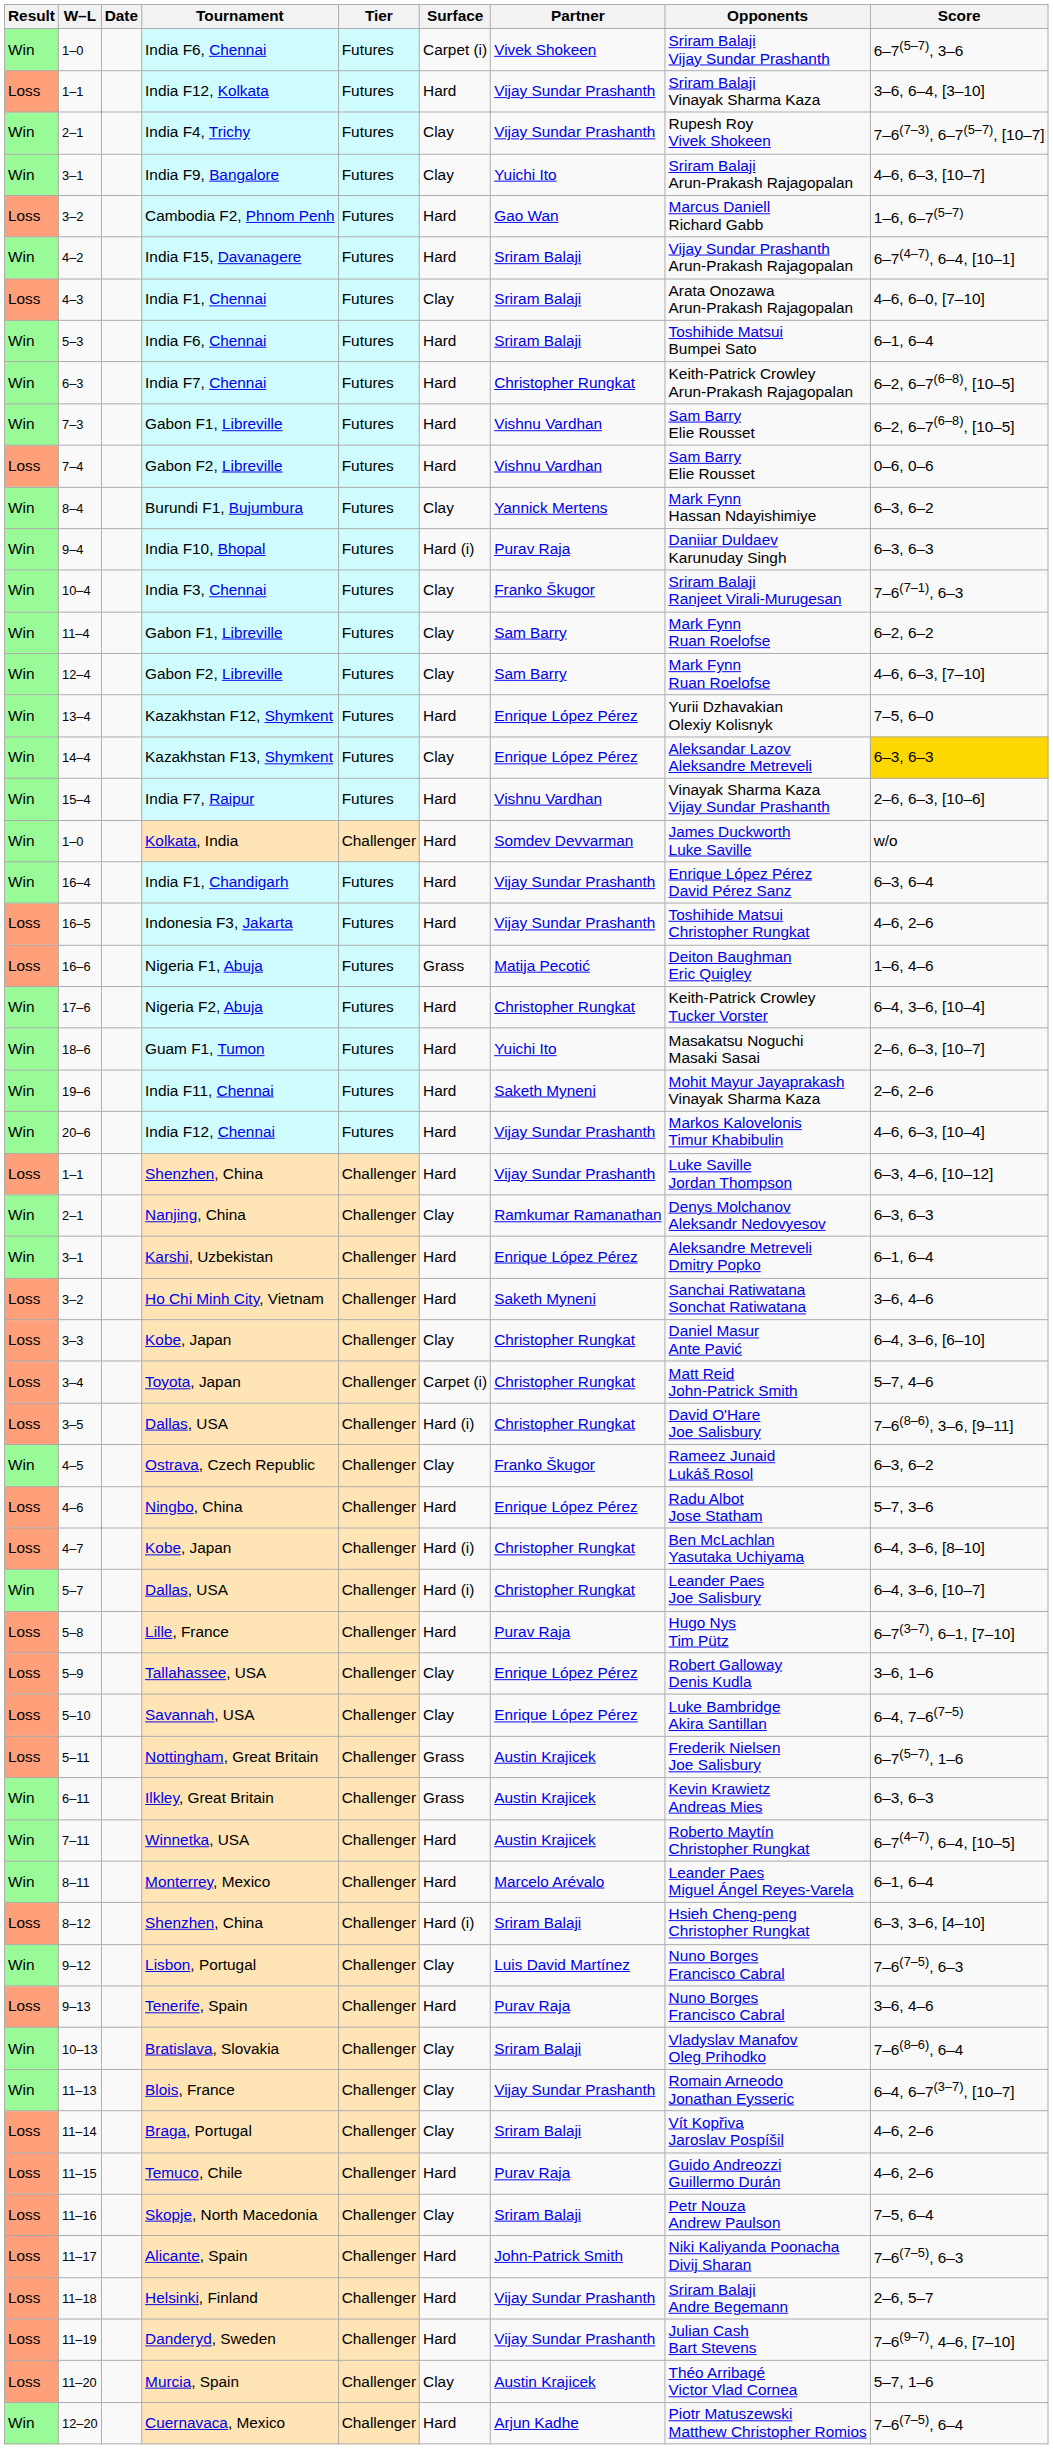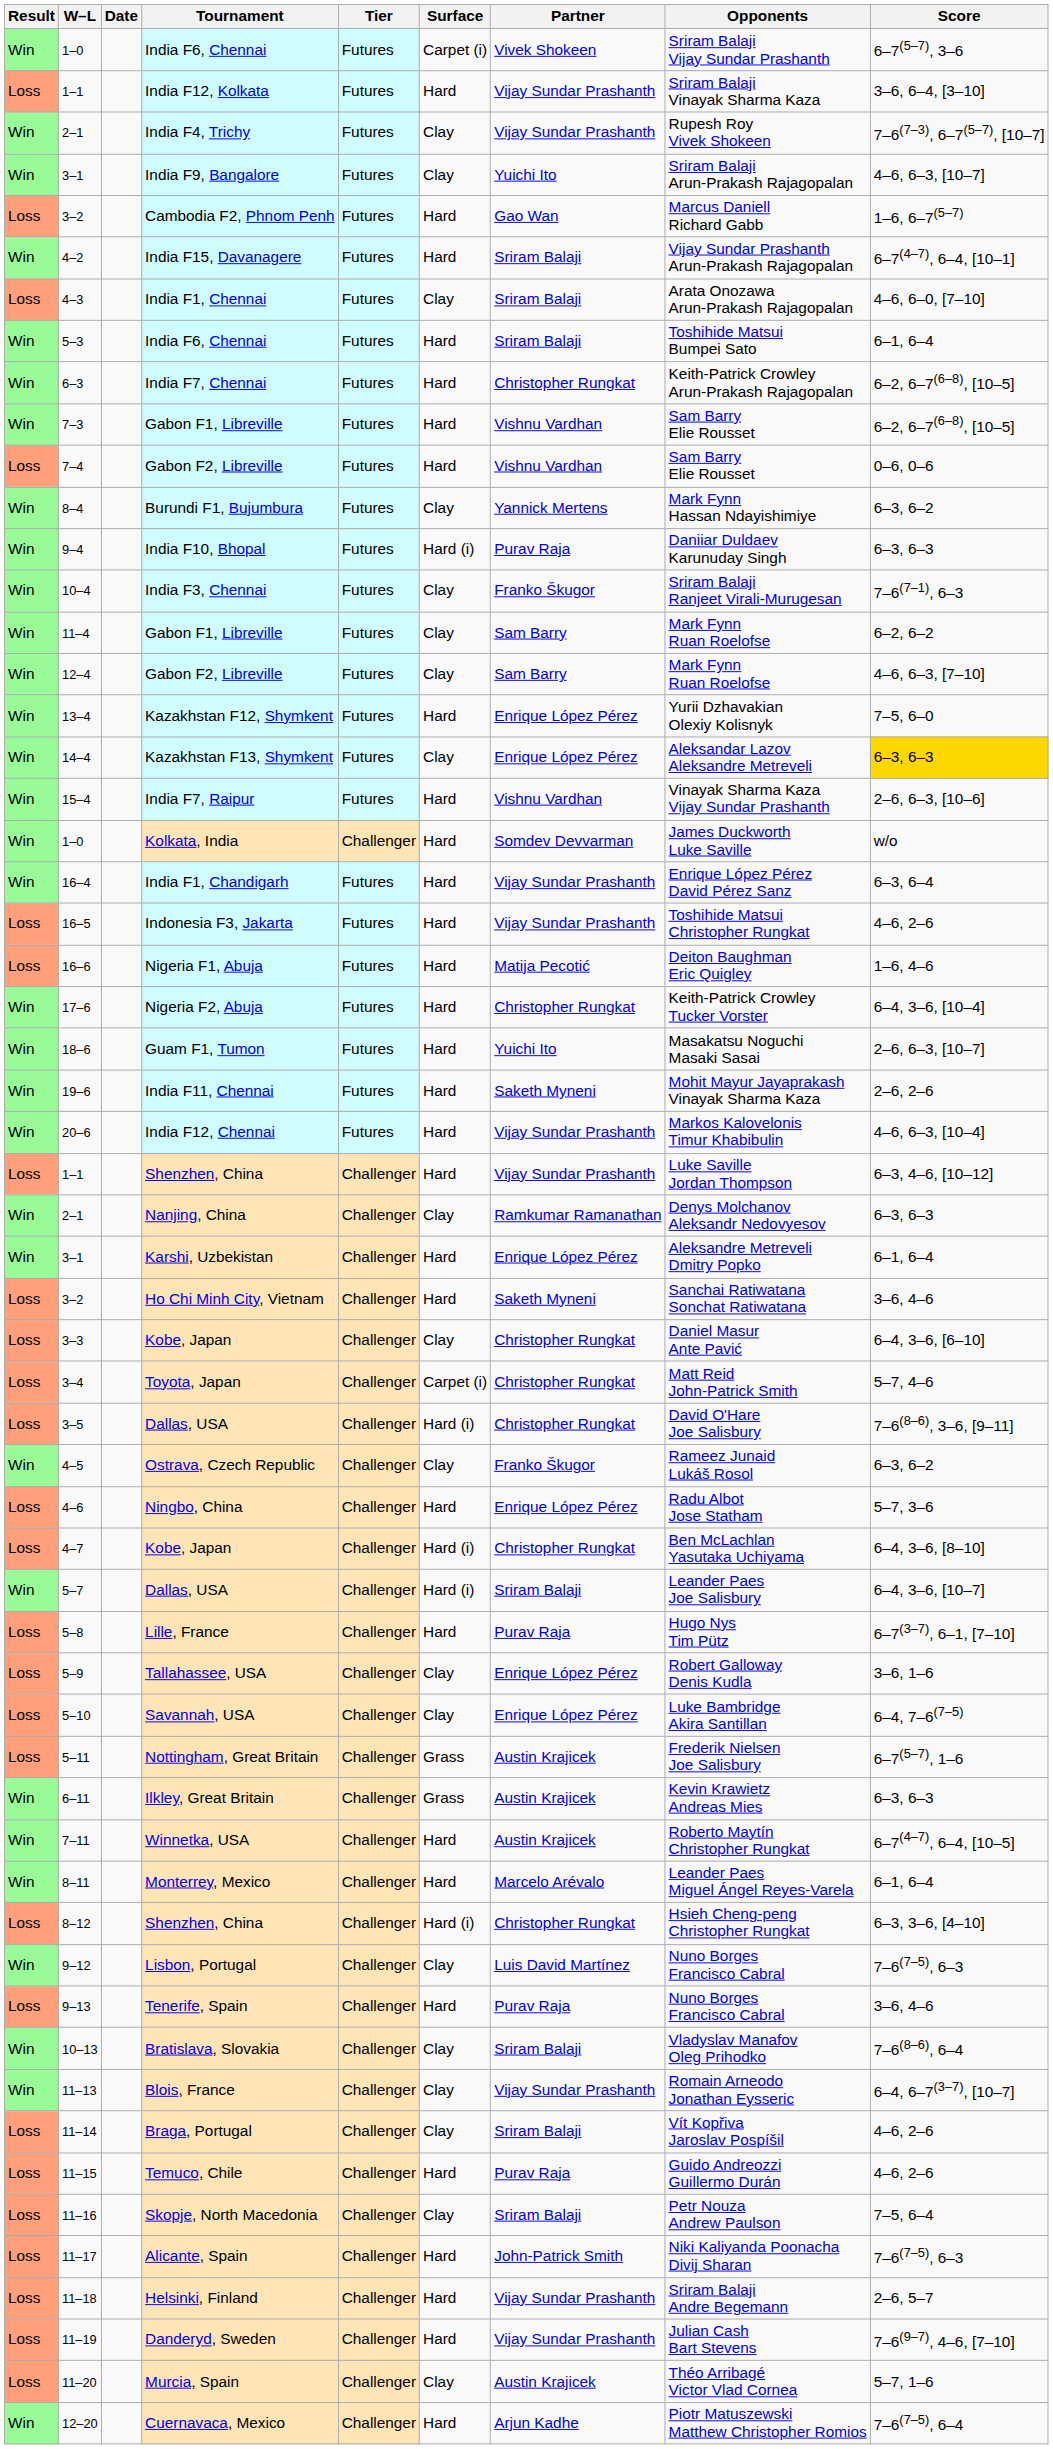(444, 965) Grass -> (440, 965) Hard
(565, 1590) Christopher Rungkat -> (538, 1590) Sriram Balaji
(538, 1923) Sriram Balaji -> (565, 1923) Christopher Rungkat
